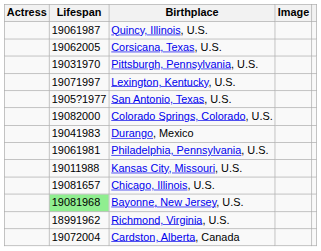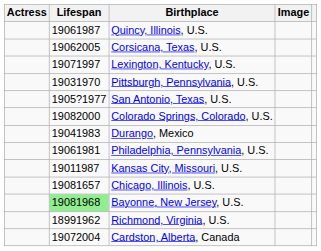rows swapped: (173, 82) <-> (185, 64)
(76, 168) 19011988 -> (76, 168) 19011987
